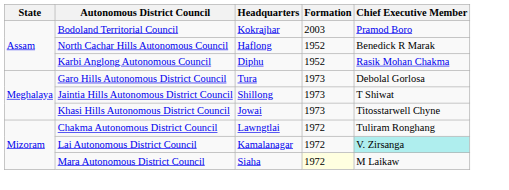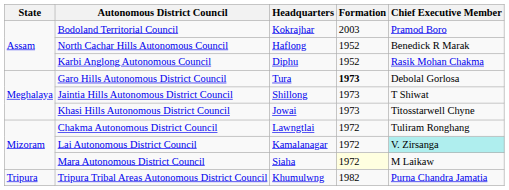(315, 78) normal -> (349, 78) bold
+ row: (163, 177)
